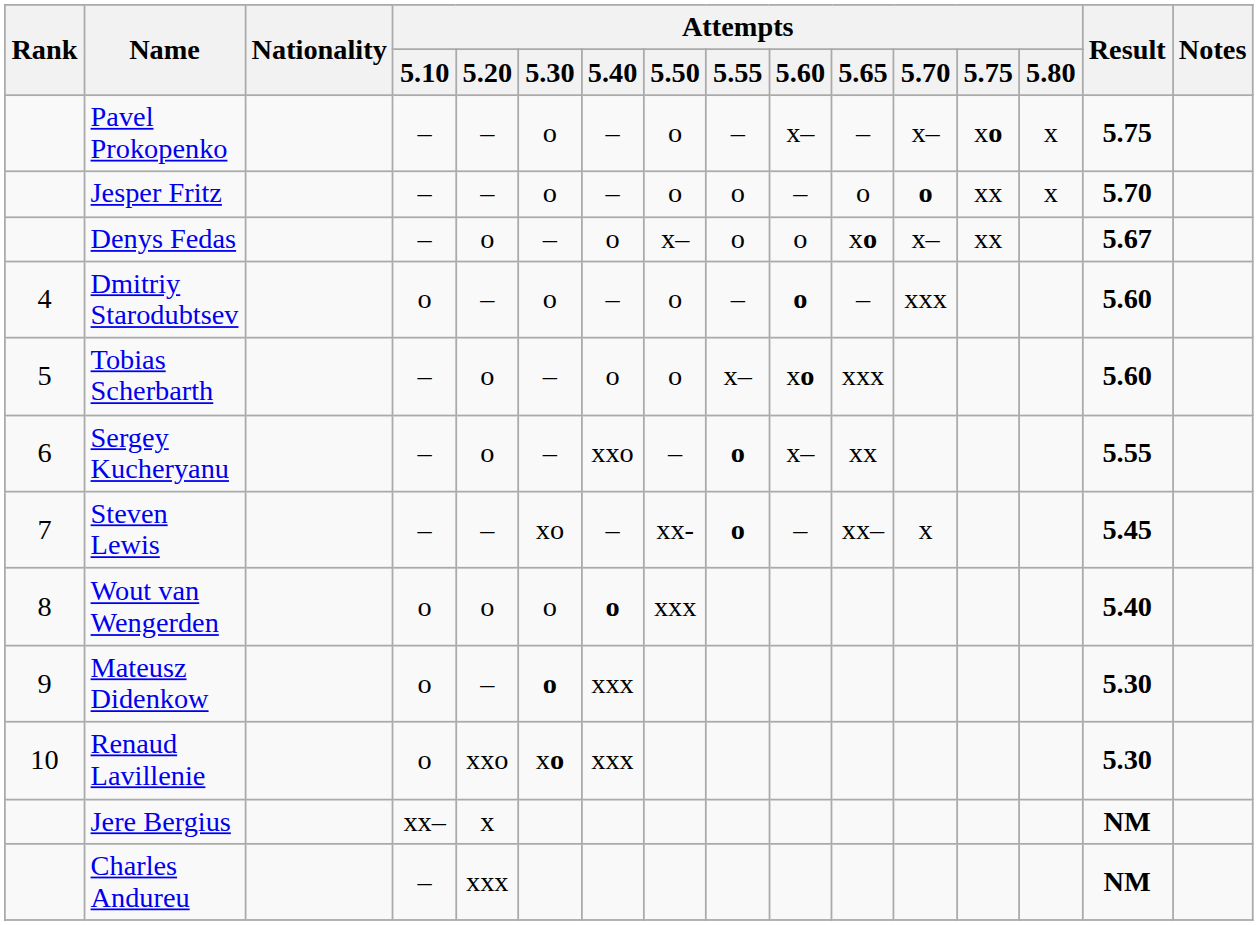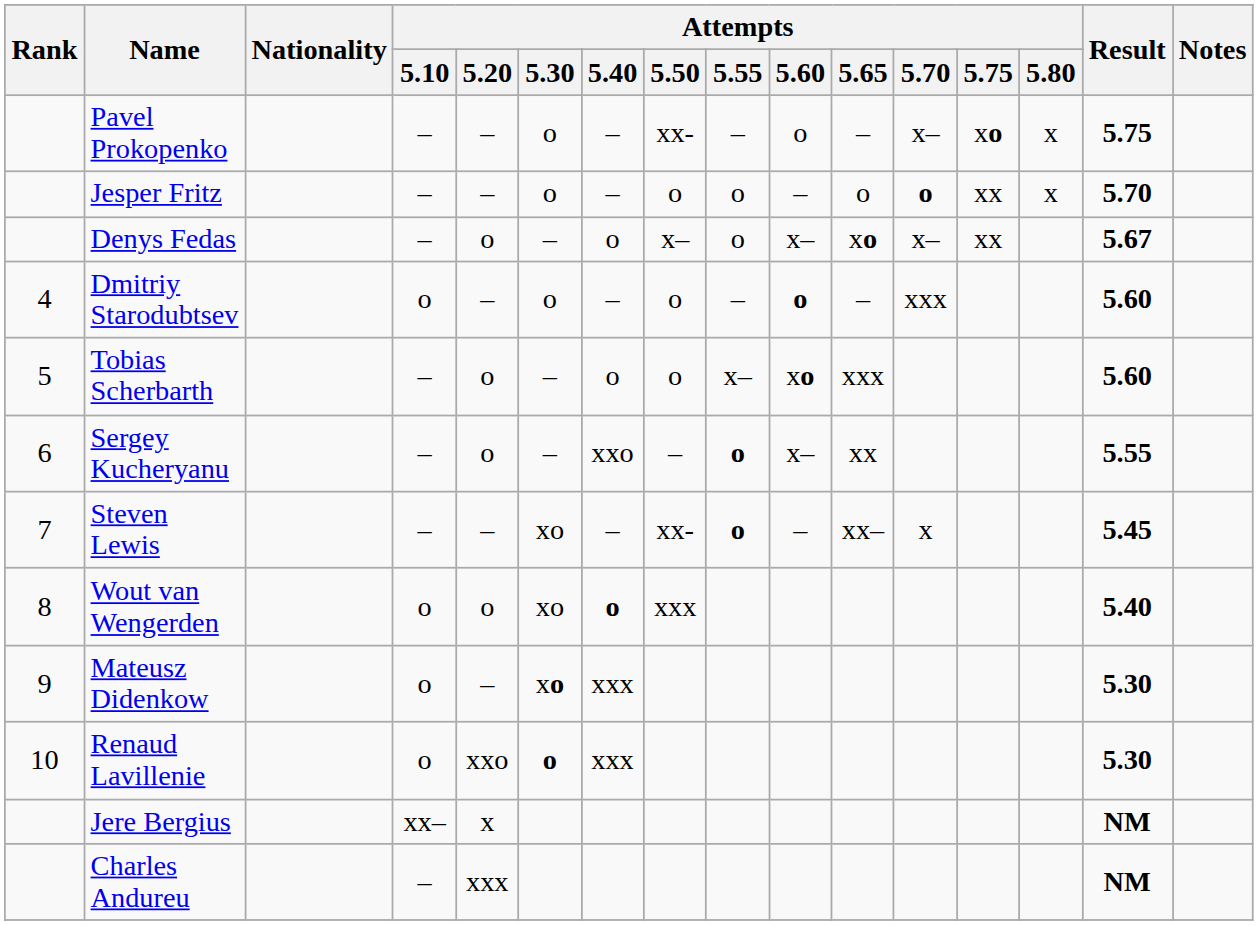(675, 132) o -> (675, 132) xx-
(800, 132) x– -> (800, 132) o
(800, 238) o -> (800, 238) x–
(550, 606) o -> (550, 606) xo
(550, 683) o -> (550, 683) xo
(550, 759) xo -> (550, 759) o
